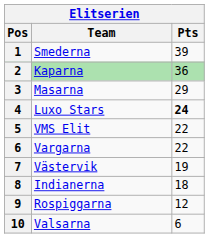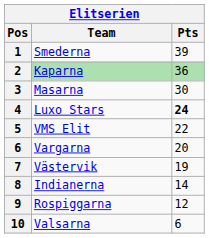(182, 90) 29 -> (182, 90) 30
(182, 147) 22 -> (182, 147) 20
(182, 186) 18 -> (182, 186) 14
